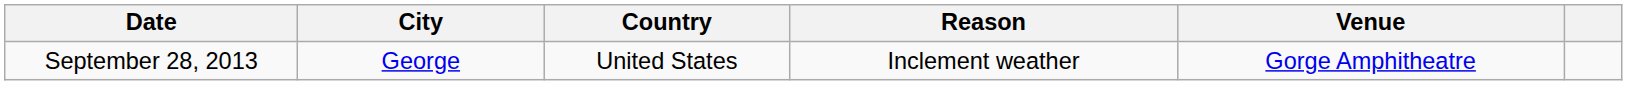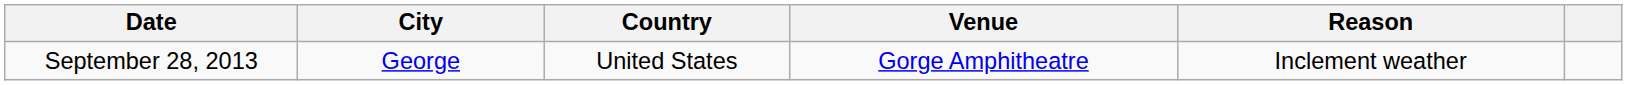columns swapped: (1371, 23) <-> (983, 23)
